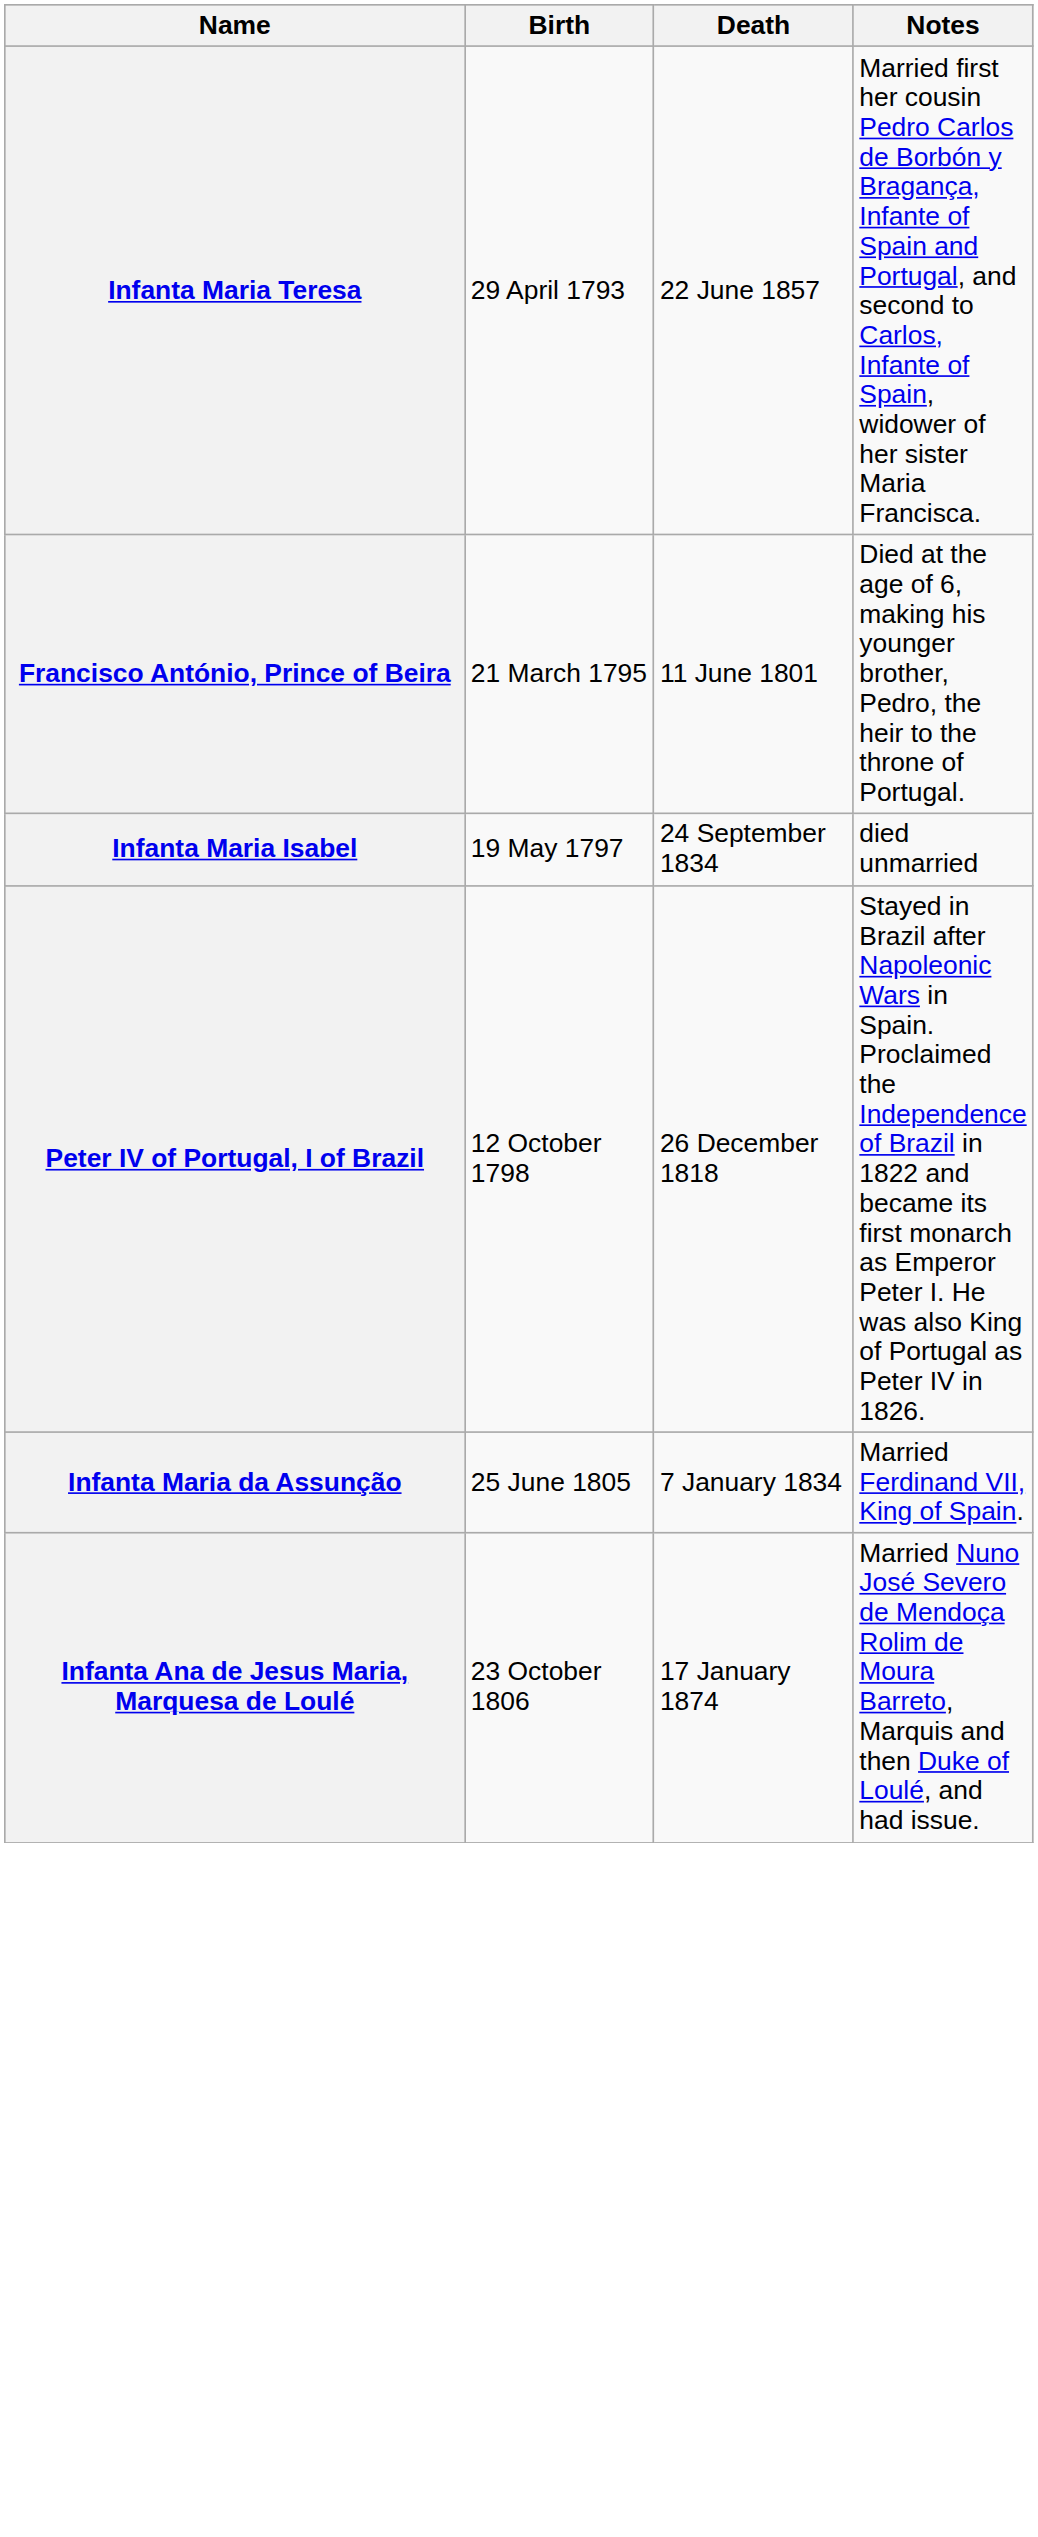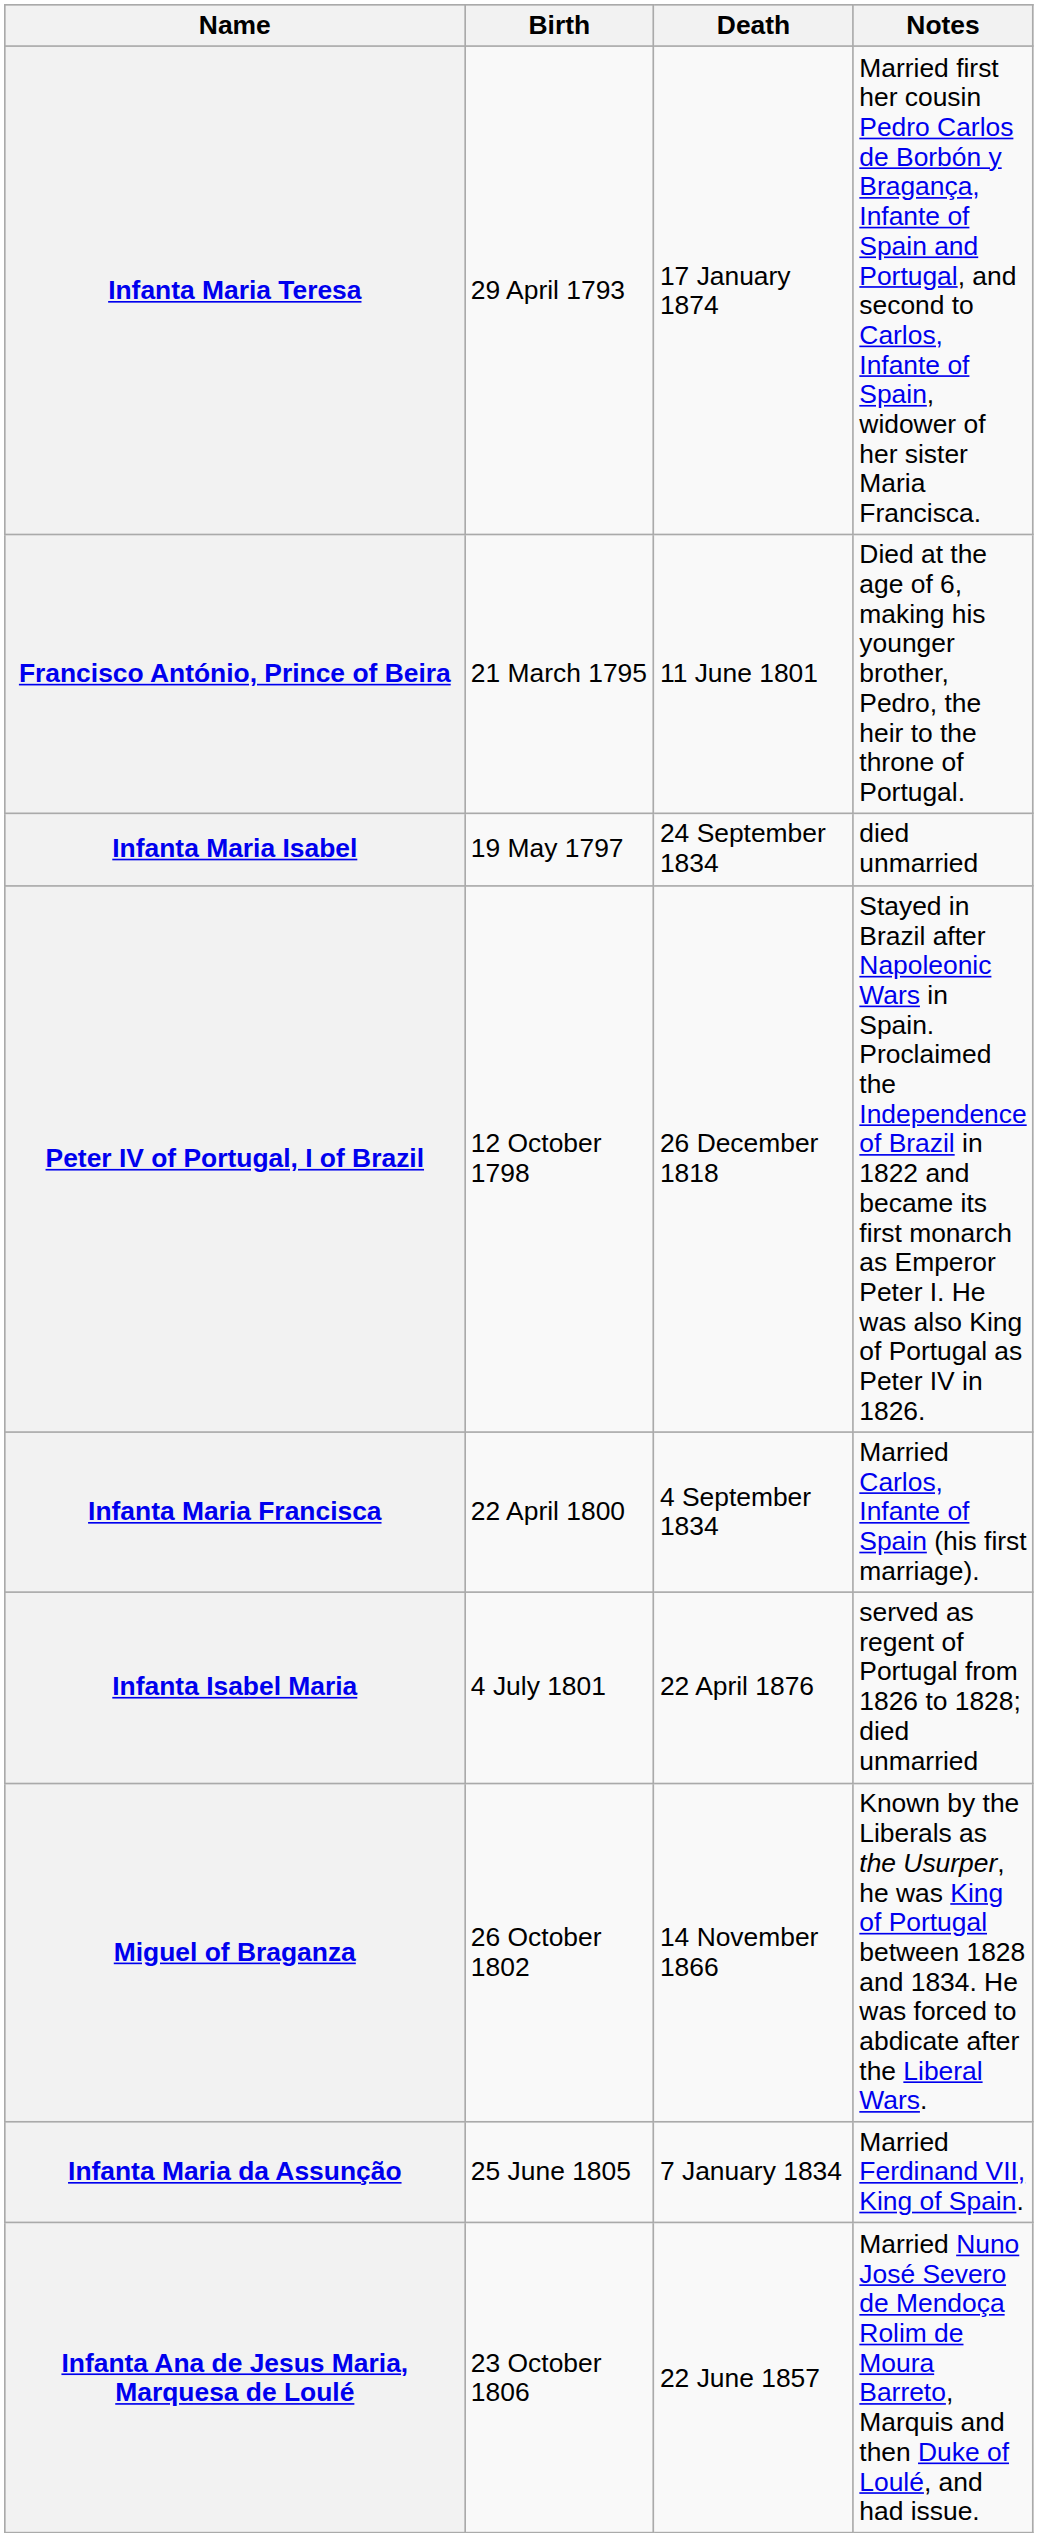(740, 290) 22 June 1857 -> (725, 290) 17 January 1874
+ row: (235, 1511)
+ row: (235, 1687)
+ row: (235, 1952)
(725, 1687) 17 January 1874 -> (740, 2377) 22 June 1857
